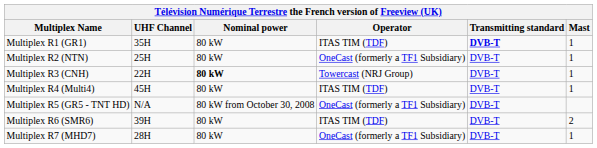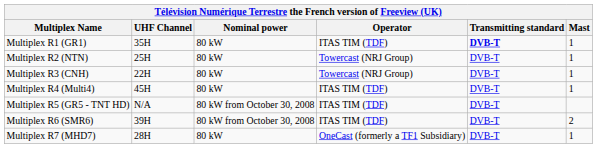(392, 58) OneCast (formerly a TF1 Subsidiary) -> (366, 58) Towercast (NRJ Group)
(210, 74) bold -> (210, 74) normal
(392, 105) OneCast (formerly a TF1 Subsidiary) -> (353, 105) ITAS TIM (TDF)
(210, 120) 80 kW -> (255, 120) 80 kW from October 30, 2008
